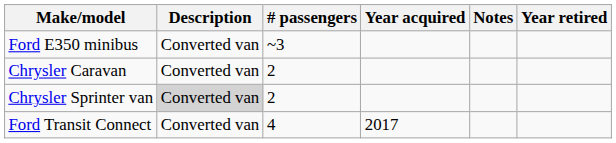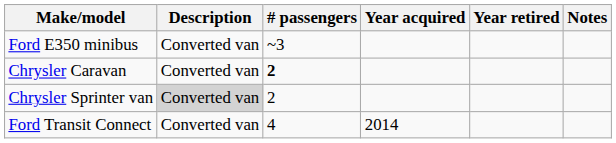columns swapped: (564, 17) <-> (493, 17)
(271, 71) normal -> (271, 71) bold
(382, 124) 2017 -> (382, 124) 2014
